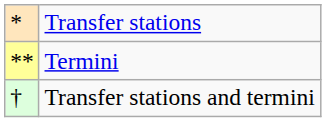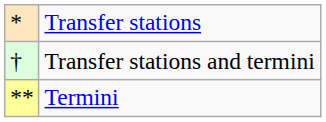rows swapped: (82, 60) <-> (180, 97)
